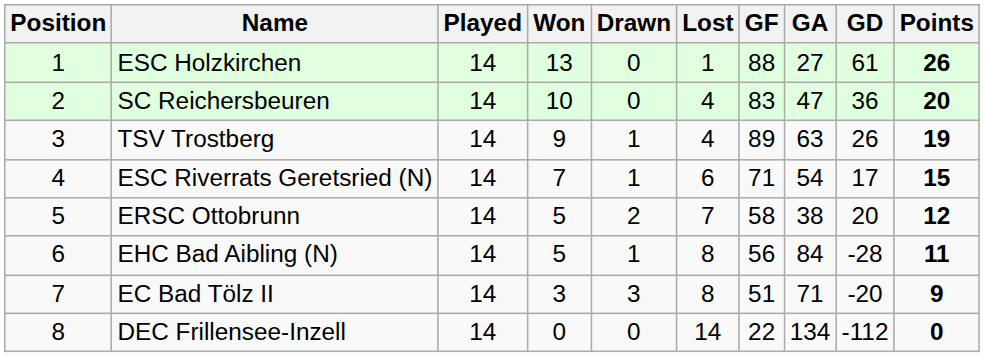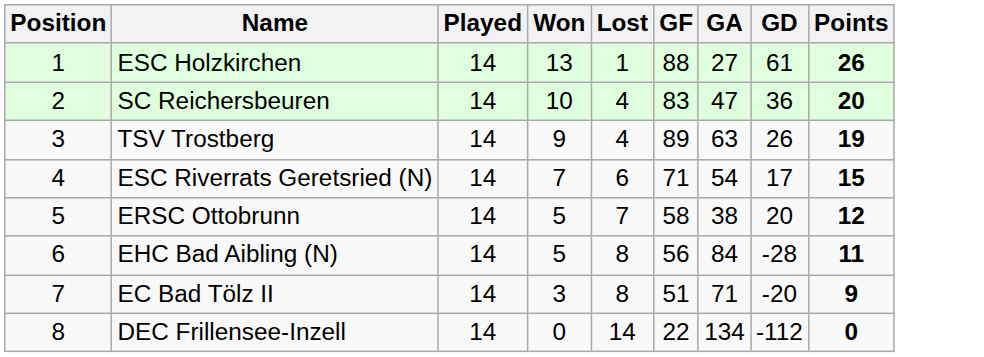- column: (634, 23)
